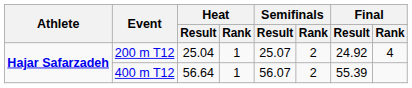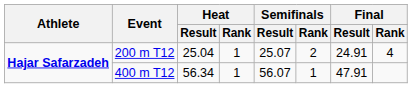(352, 53) 24.92 -> (352, 53) 24.91
(198, 73) 56.64 -> (198, 73) 56.34
(313, 73) 2 -> (313, 73) 1
(352, 73) 55.39 -> (352, 73) 47.91
